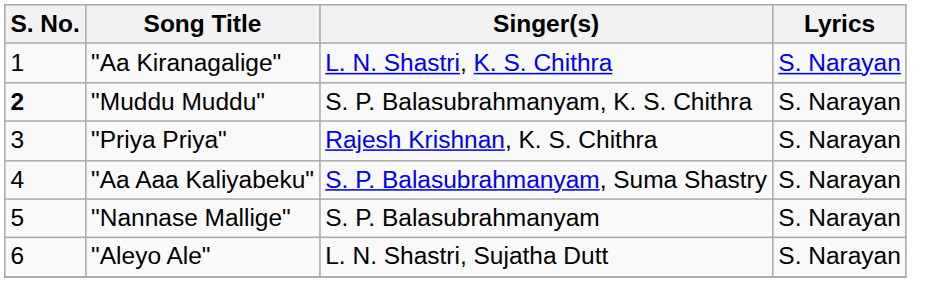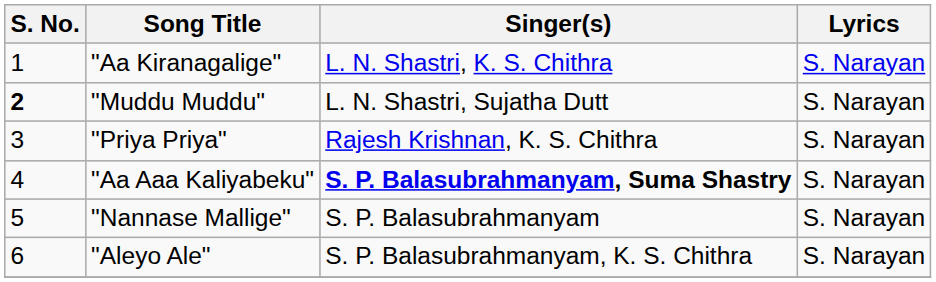(539, 101) S. P. Balasubrahmanyam, K. S. Chithra -> (467, 101) L. N. Shastri, Sujatha Dutt
(546, 179) normal -> (558, 179) bold
(467, 256) L. N. Shastri, Sujatha Dutt -> (539, 256) S. P. Balasubrahmanyam, K. S. Chithra
